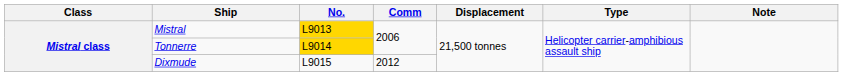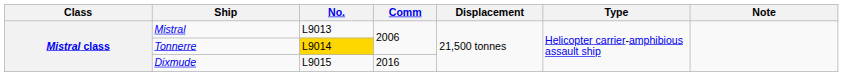(317, 29) gold background -> (317, 29) no background
(388, 63) 2012 -> (388, 63) 2016
